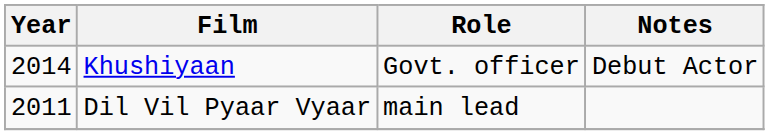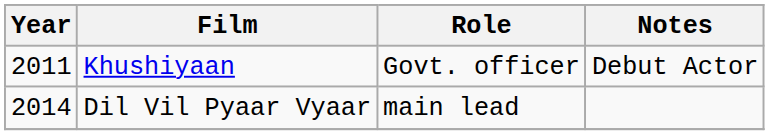(41, 67) 2014 -> (41, 67) 2011
(41, 108) 2011 -> (41, 108) 2014
